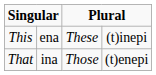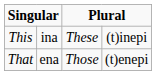(49, 37) ena -> (49, 37) ina
(49, 59) ina -> (49, 59) ena
